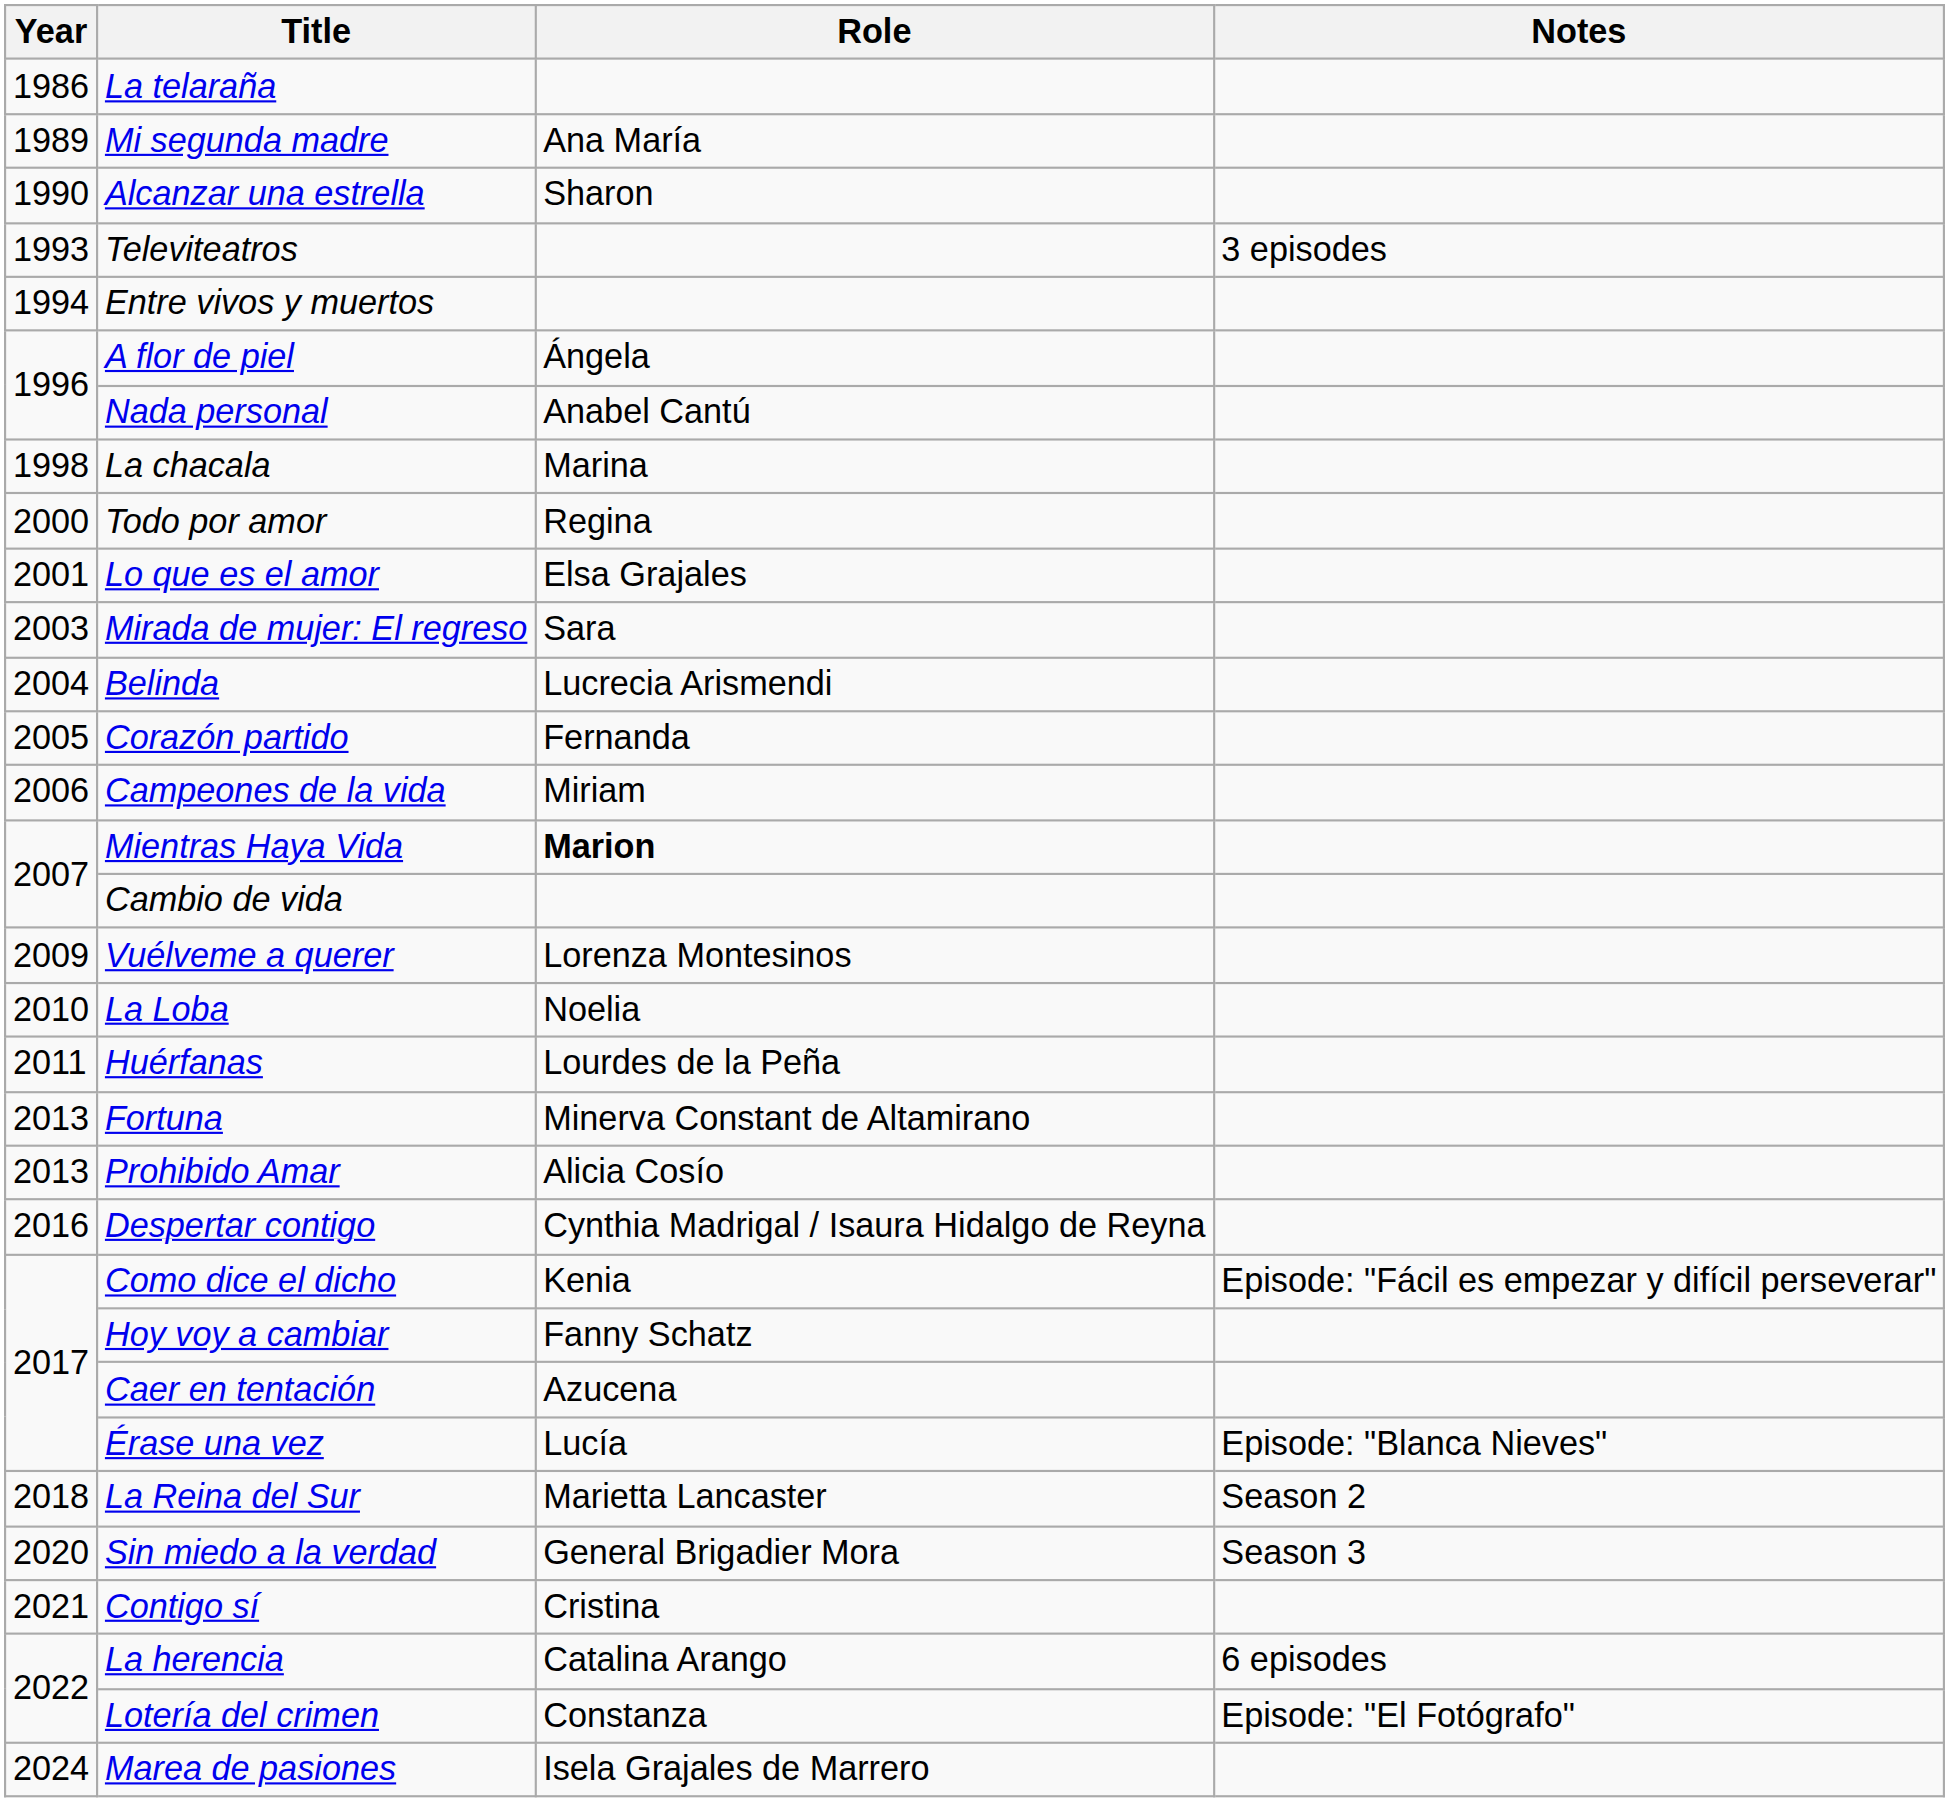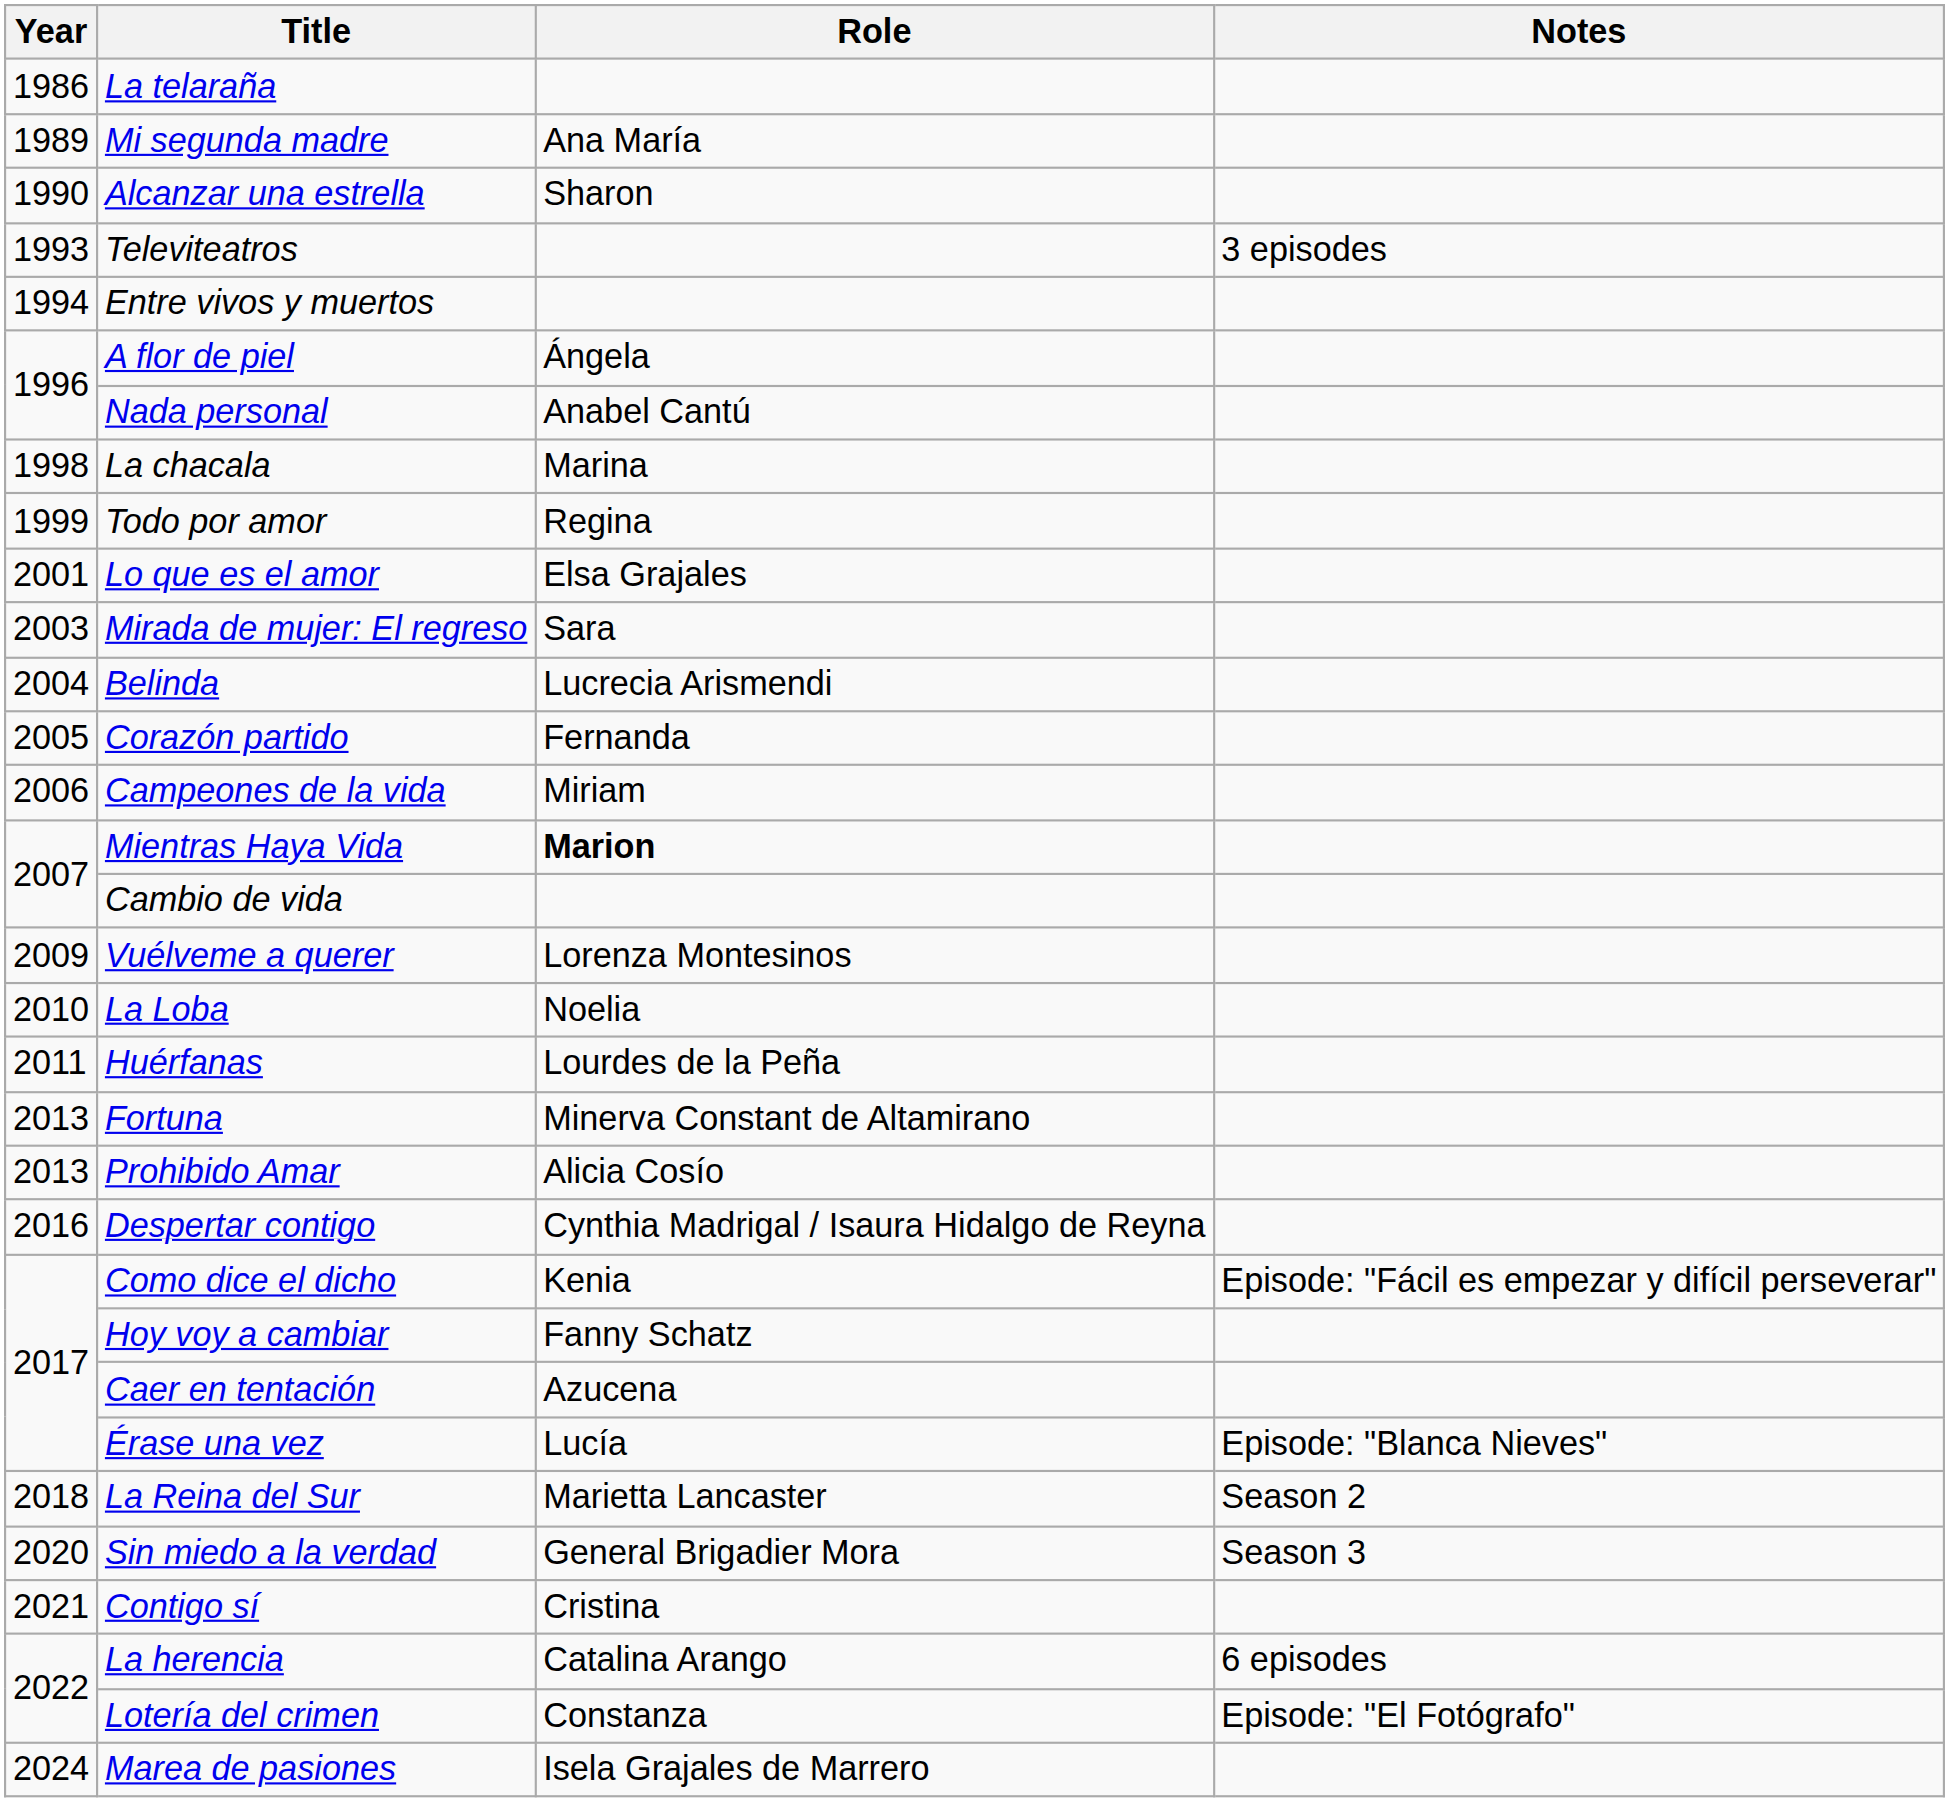(51, 520) 2000 -> (51, 520) 1999
